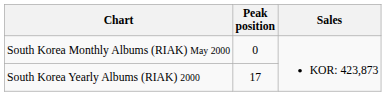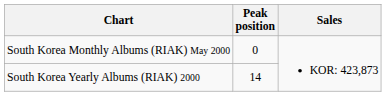(255, 77) 17 -> (255, 77) 14
